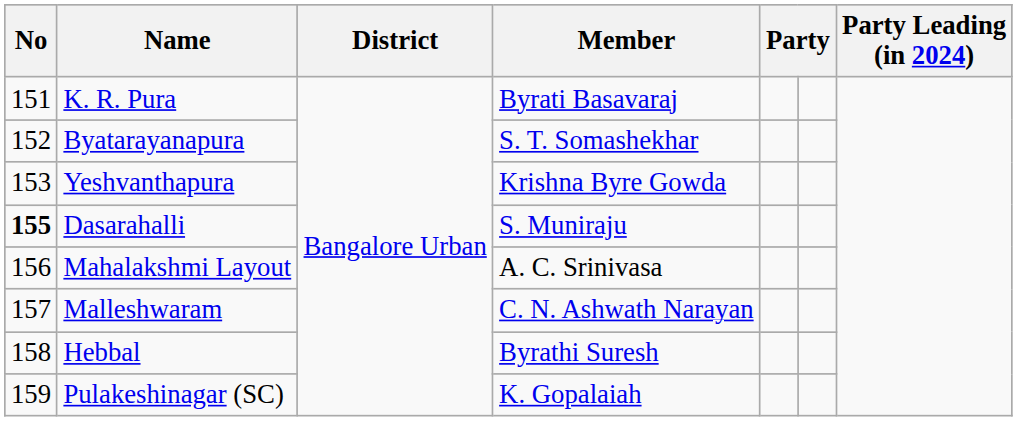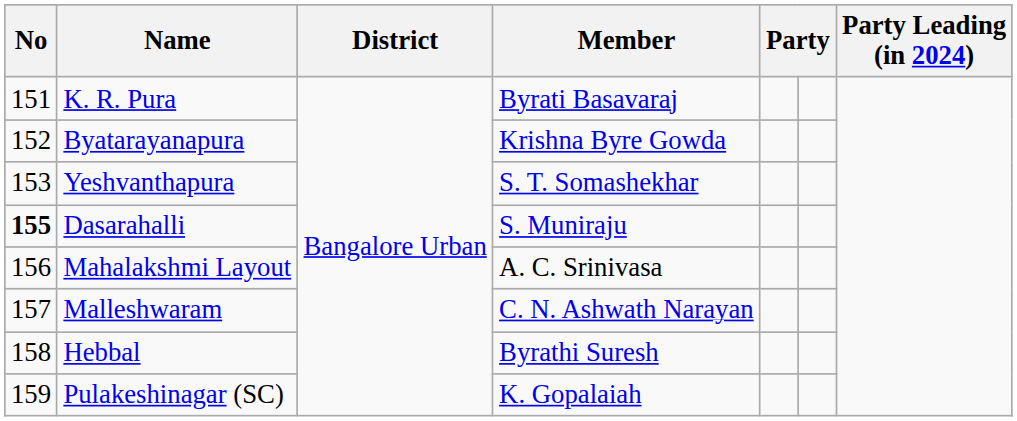(599, 140) S. T. Somashekhar -> (613, 140) Krishna Byre Gowda
(613, 182) Krishna Byre Gowda -> (599, 182) S. T. Somashekhar
